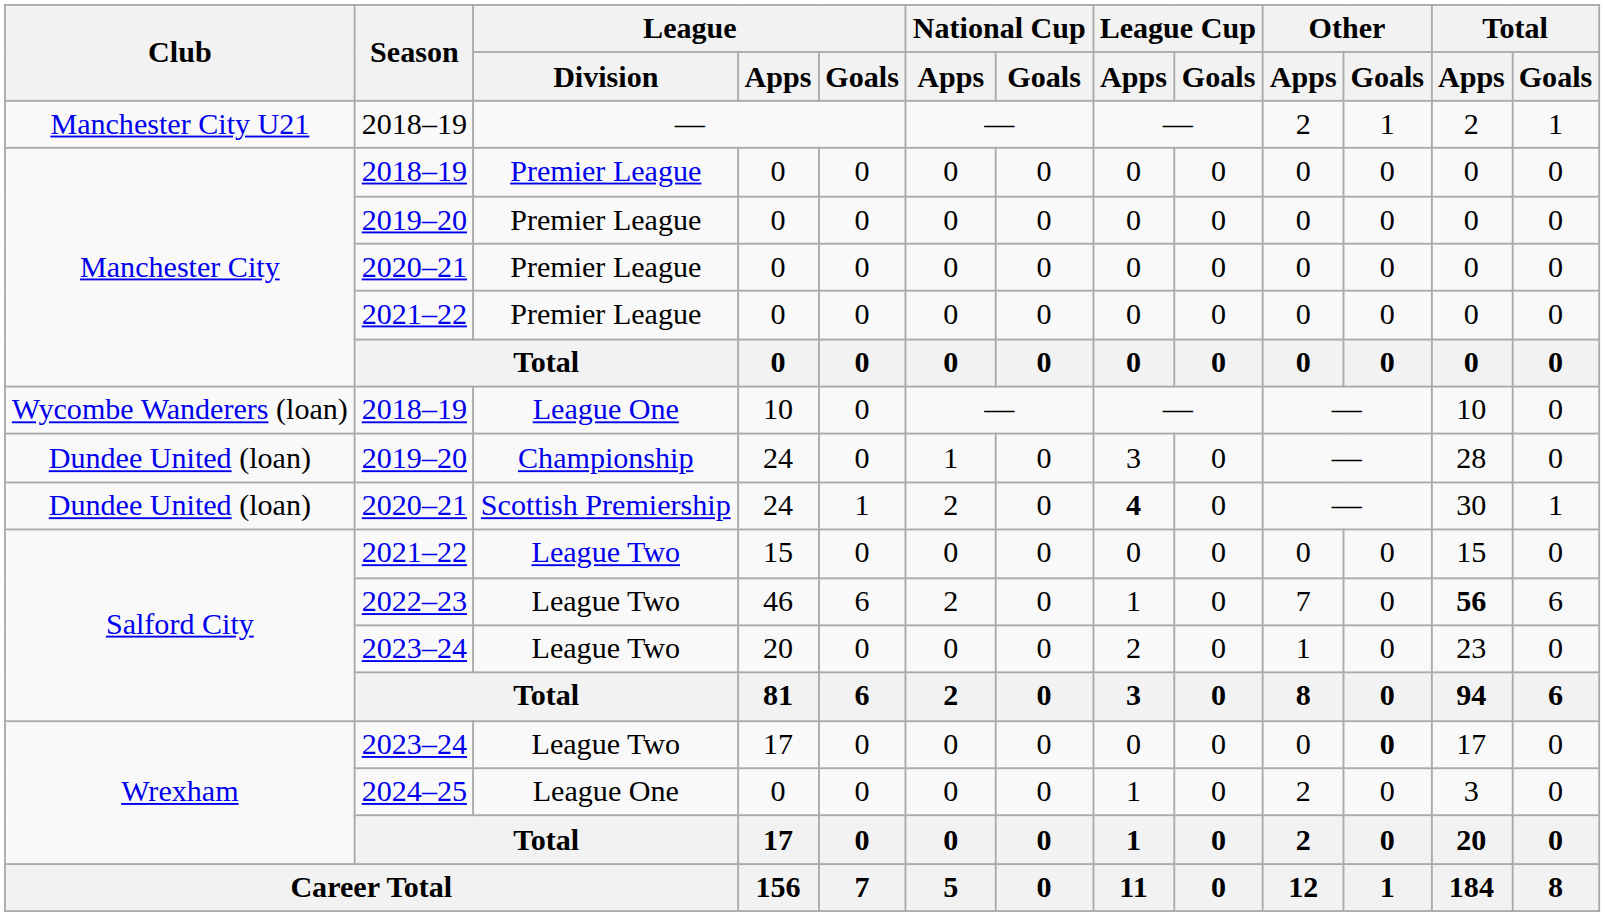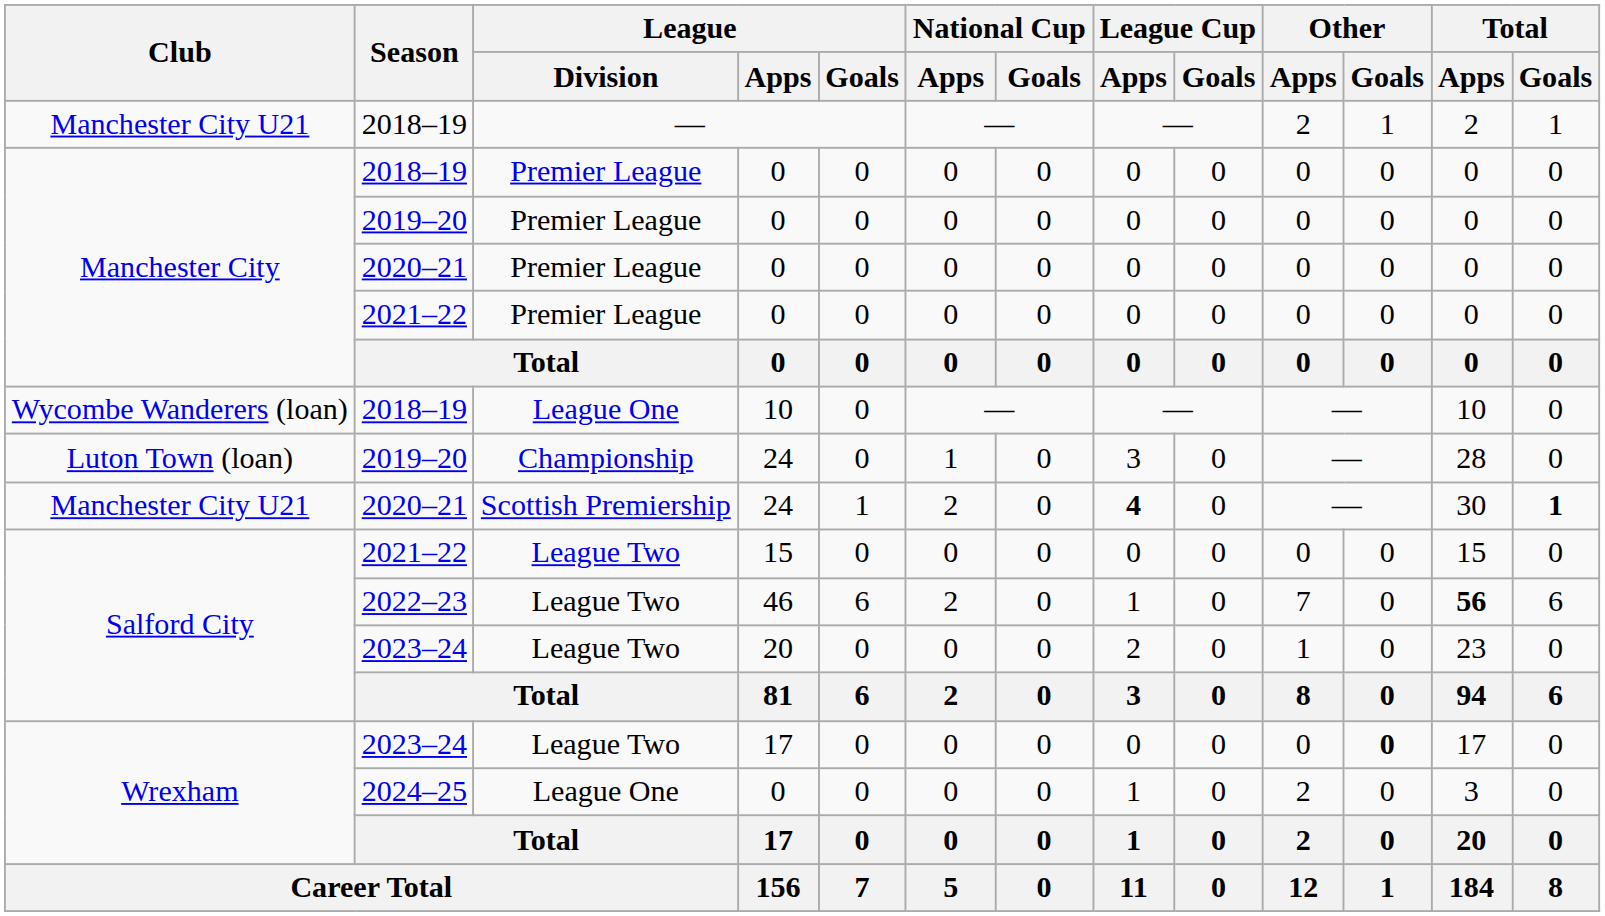(180, 457) Dundee United (loan) -> (180, 457) Luton Town (loan)
(180, 505) Dundee United (loan) -> (180, 505) Manchester City U21
(1555, 505) normal -> (1555, 505) bold
